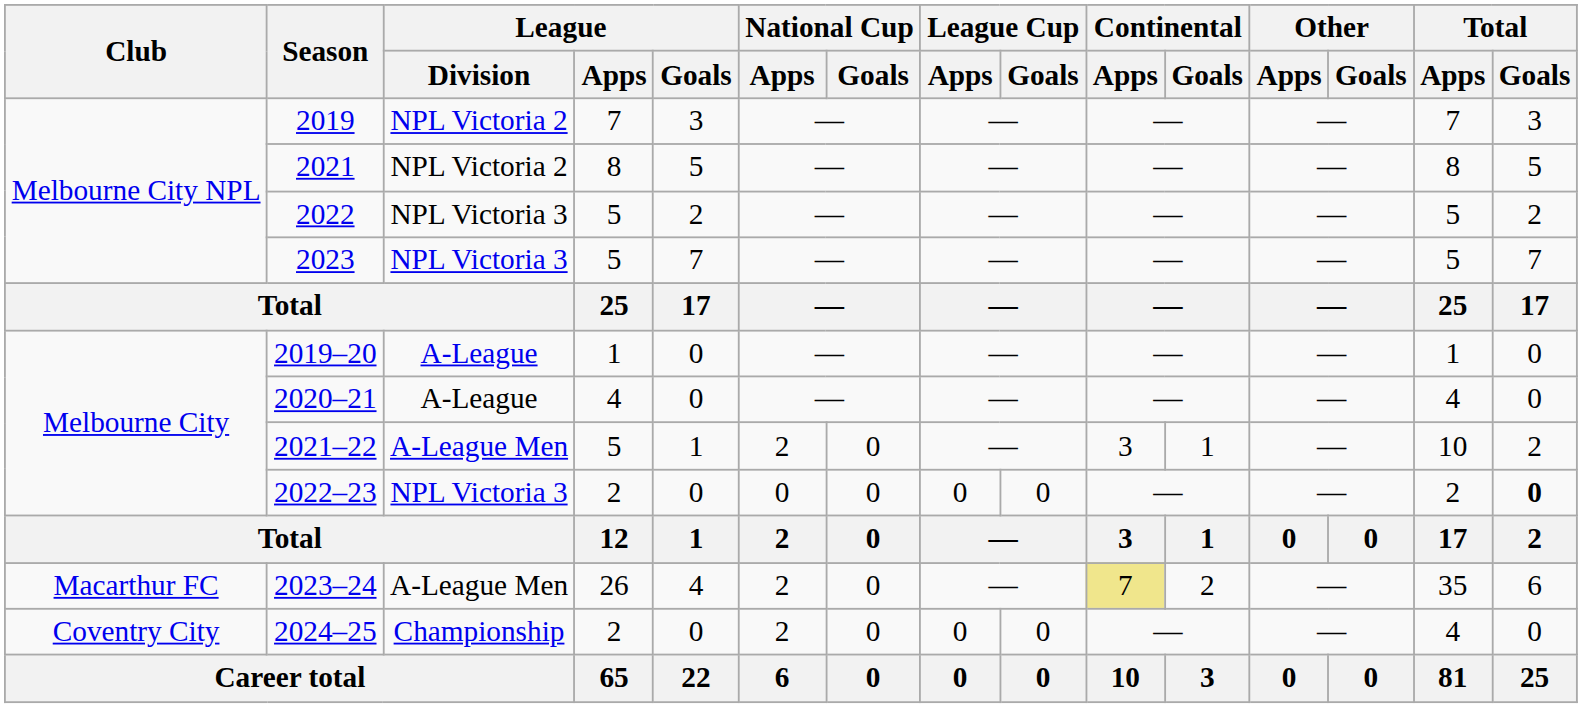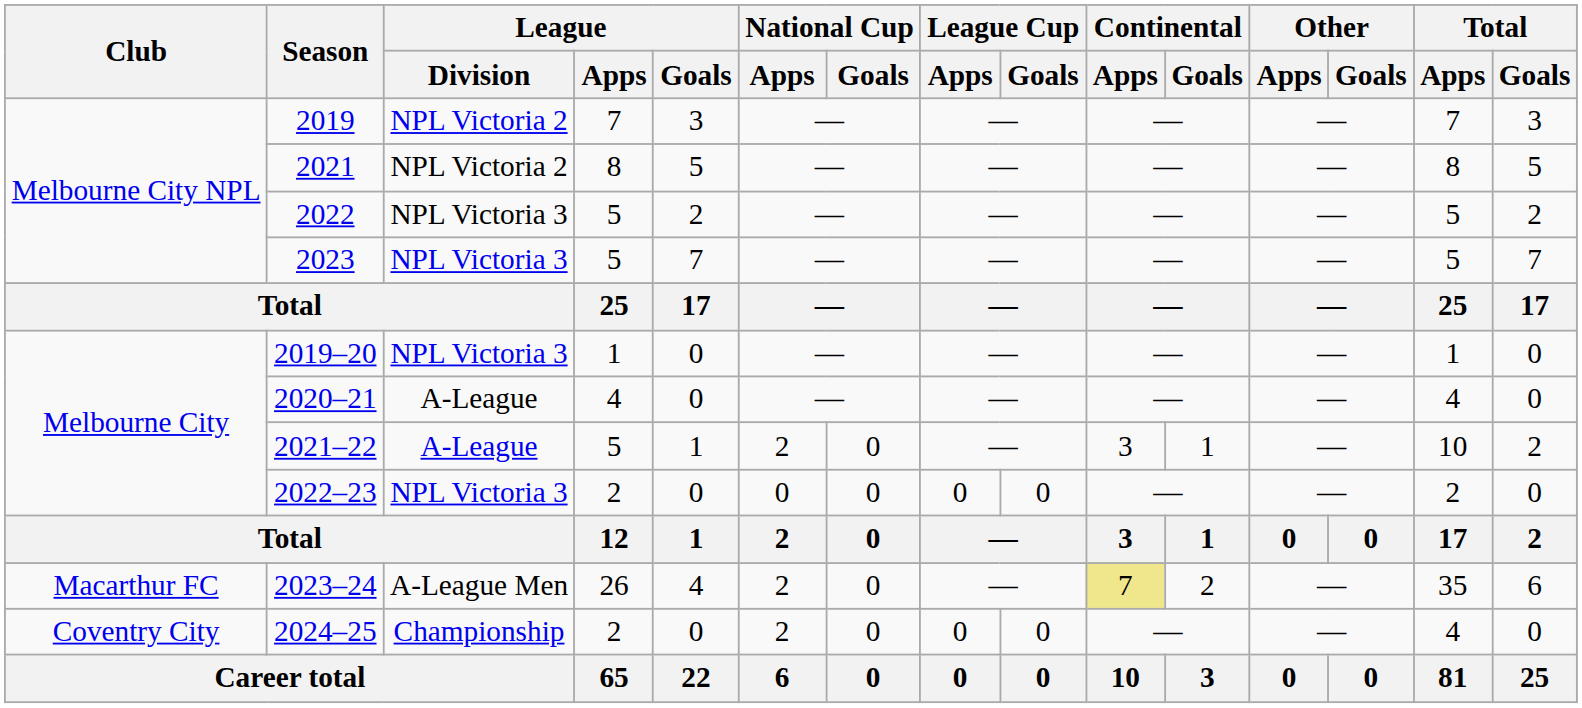(479, 352) A-League -> (479, 352) NPL Victoria 3
(479, 445) A-League Men -> (479, 445) A-League
(1535, 492) bold -> (1535, 492) normal
